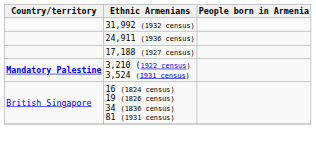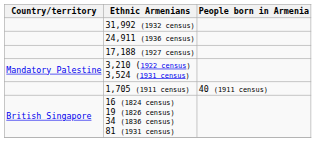(54, 70) bold -> (54, 70) normal
+ row: (148, 88)
